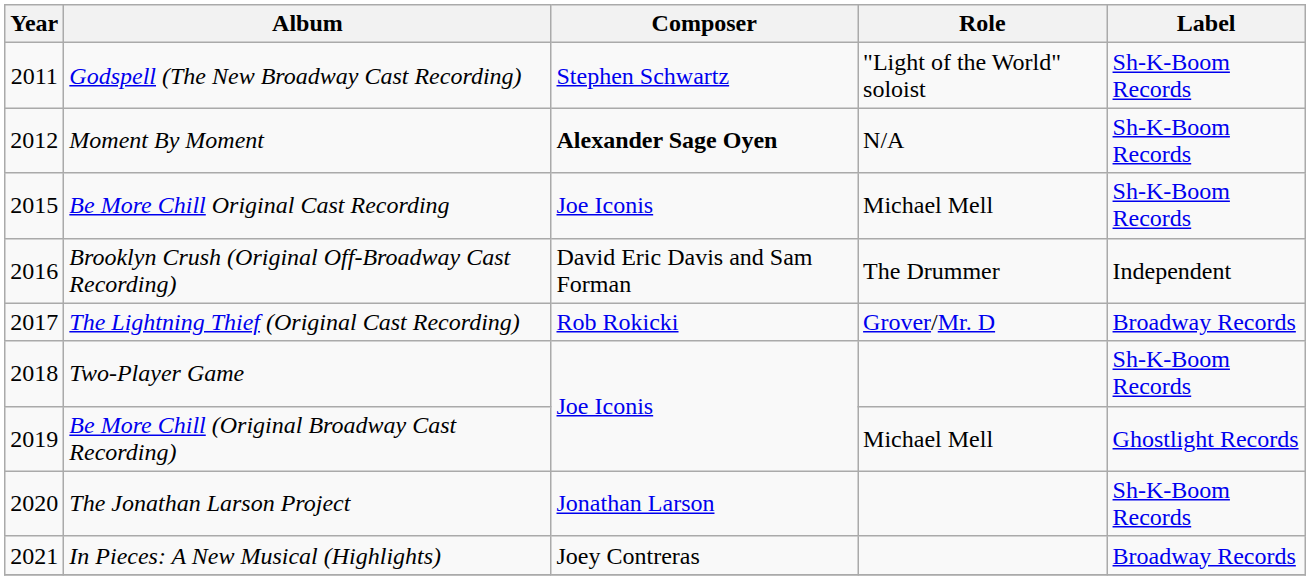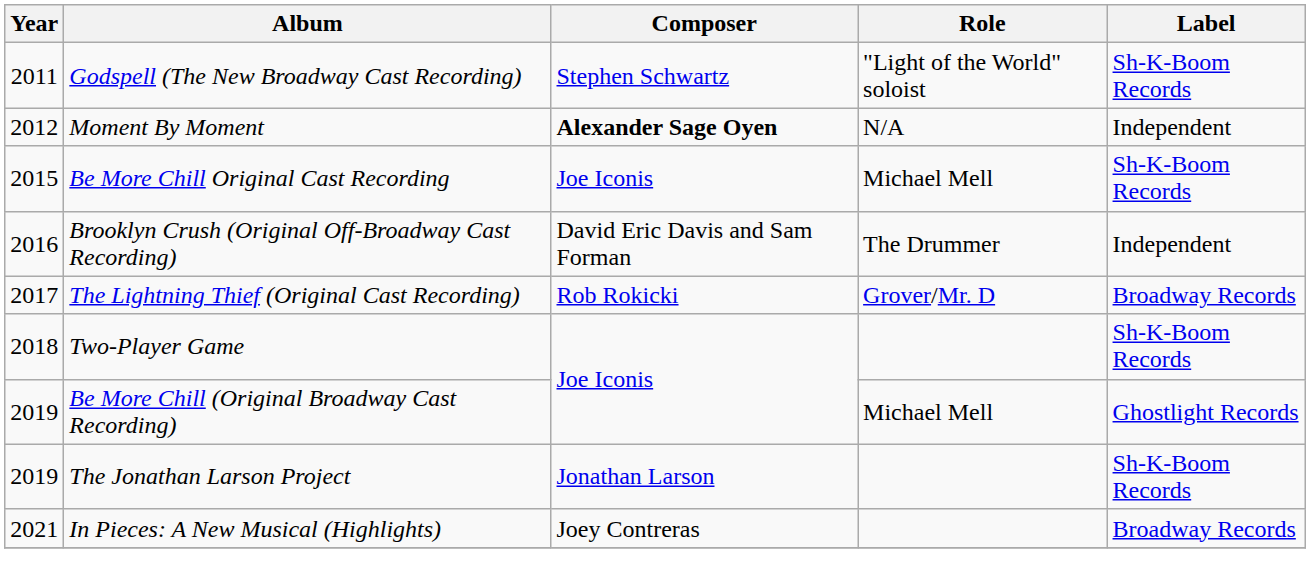(1171, 140) Sh-K-Boom Records -> (1172, 126) Independent
(34, 503) 2020 -> (34, 476) 2019
